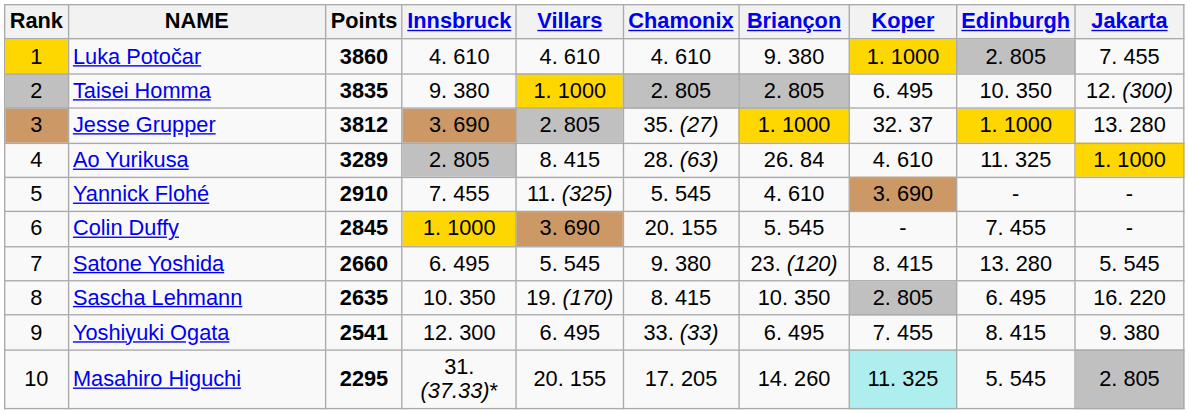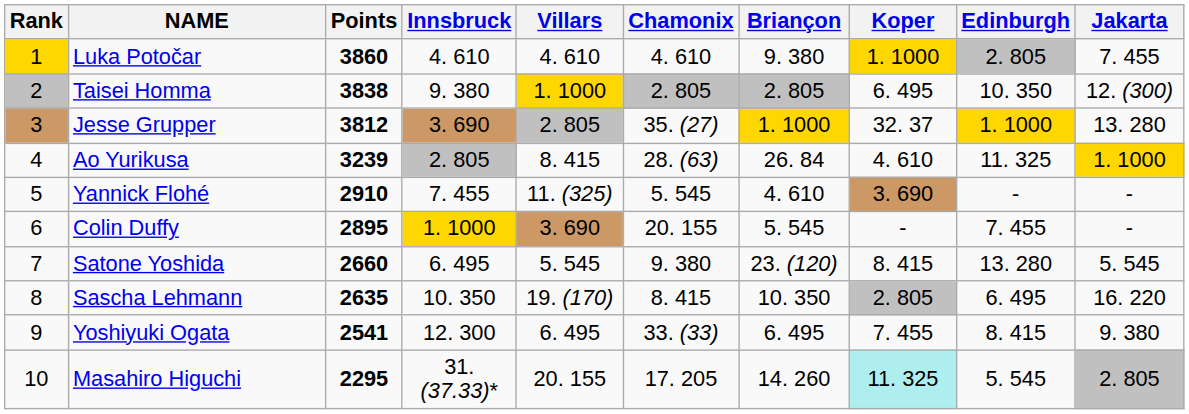(364, 90) 3835 -> (364, 90) 3838
(364, 159) 3289 -> (364, 159) 3239
(364, 228) 2845 -> (364, 228) 2895
